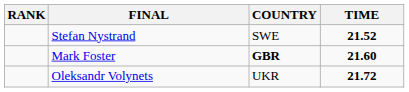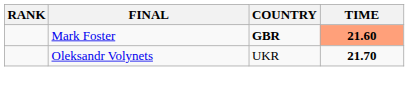- row: (93, 35)
(362, 55) no background -> (362, 35) lightsalmon background
(362, 76) 21.72 -> (362, 55) 21.70
